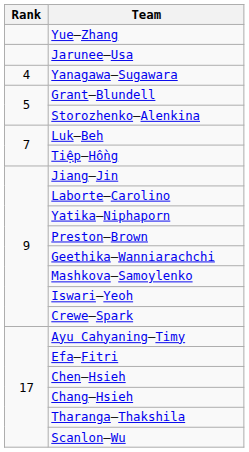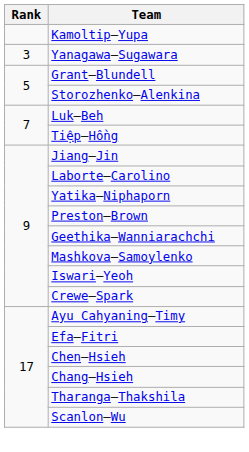+ row: (100, 35)
- row: (85, 35)
- row: (92, 55)
(26, 75) 4 -> (26, 55) 3
